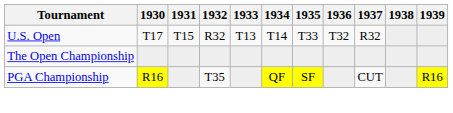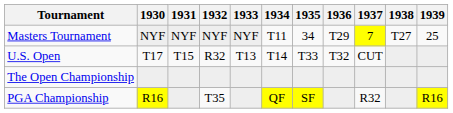+ row: (59, 35)
(370, 35) R32 -> (370, 56) CUT
(370, 77) CUT -> (370, 98) R32
